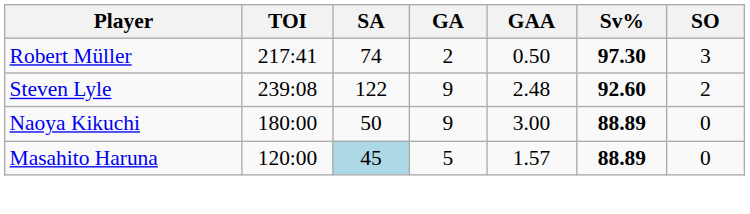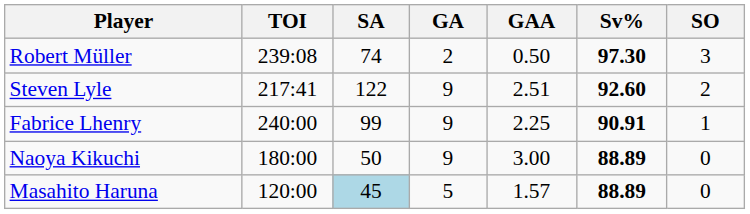(287, 55) 217:41 -> (287, 55) 239:08
(287, 89) 239:08 -> (287, 89) 217:41
(532, 89) 2.48 -> (532, 89) 2.51
+ row: (75, 123)
